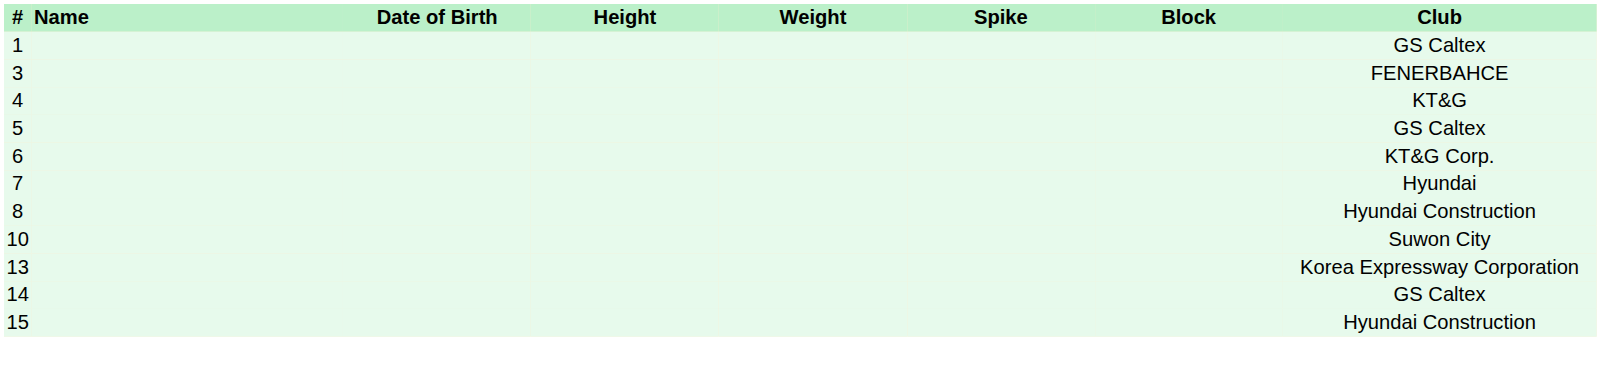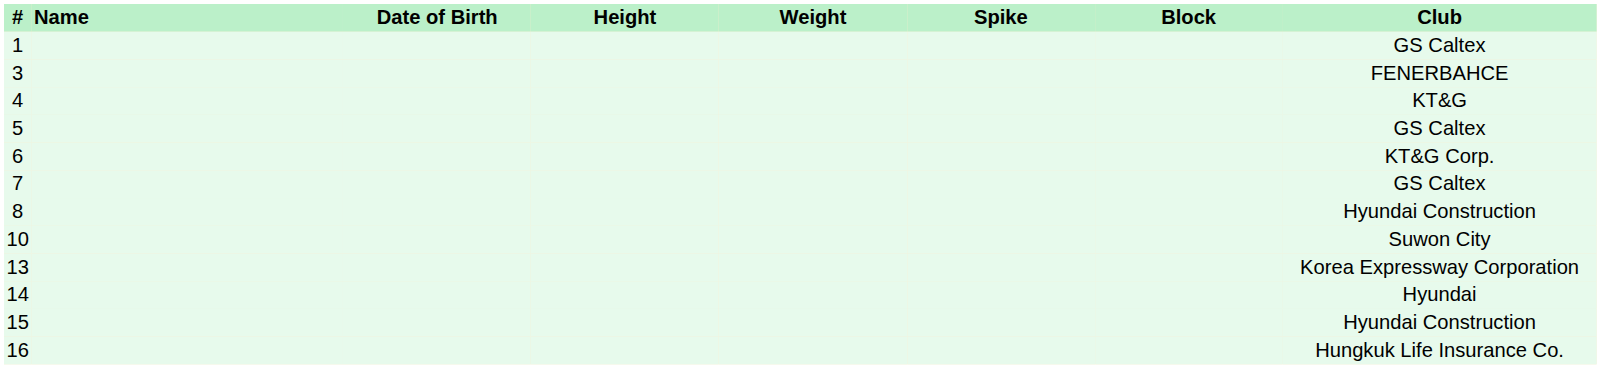(1440, 184) Hyundai -> (1440, 184) GS Caltex
(1440, 294) GS Caltex -> (1440, 294) Hyundai
+ row: (18, 350)
